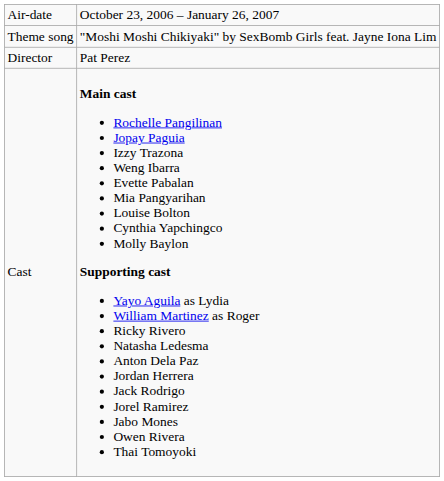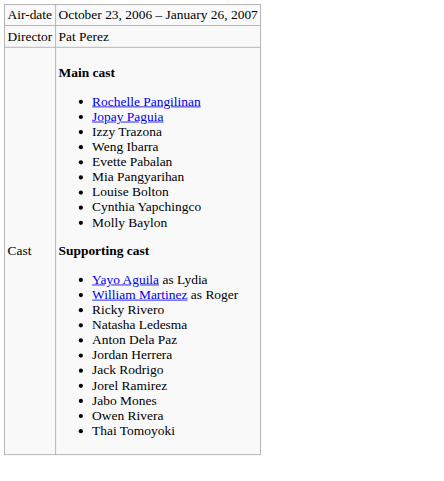- row: (41, 36)
